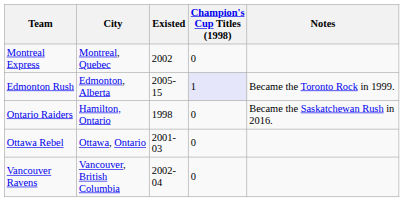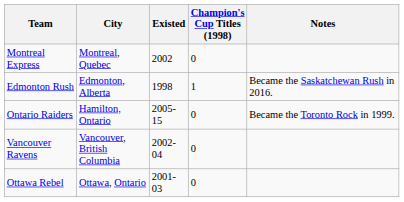(164, 86) 2005-15 -> (162, 86) 1998
(193, 86) lavender background -> (193, 86) no background
(322, 86) Became the Toronto Rock in 1999. -> (322, 86) Became the Saskatchewan Rush in 2016.
(162, 114) 1998 -> (164, 114) 2005-15
(322, 114) Became the Saskatchewan Rush in 2016. -> (322, 114) Became the Toronto Rock in 1999.
rows swapped: (35, 143) <-> (29, 177)
